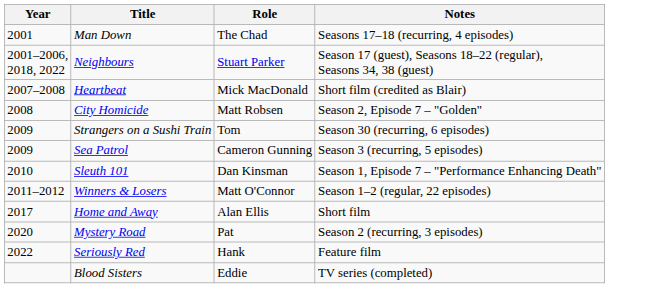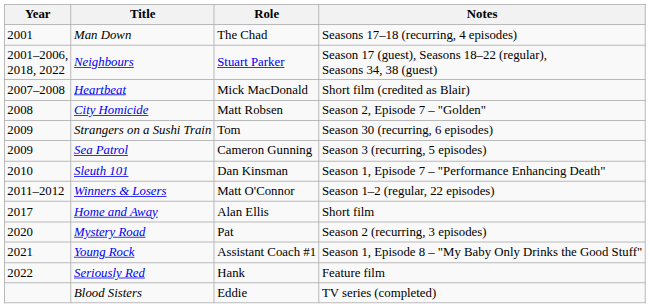+ row: (104, 252)
